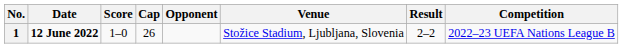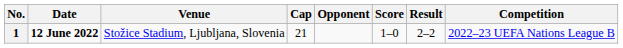columns swapped: (314, 14) <-> (118, 14)
(149, 33) 26 -> (301, 33) 21
